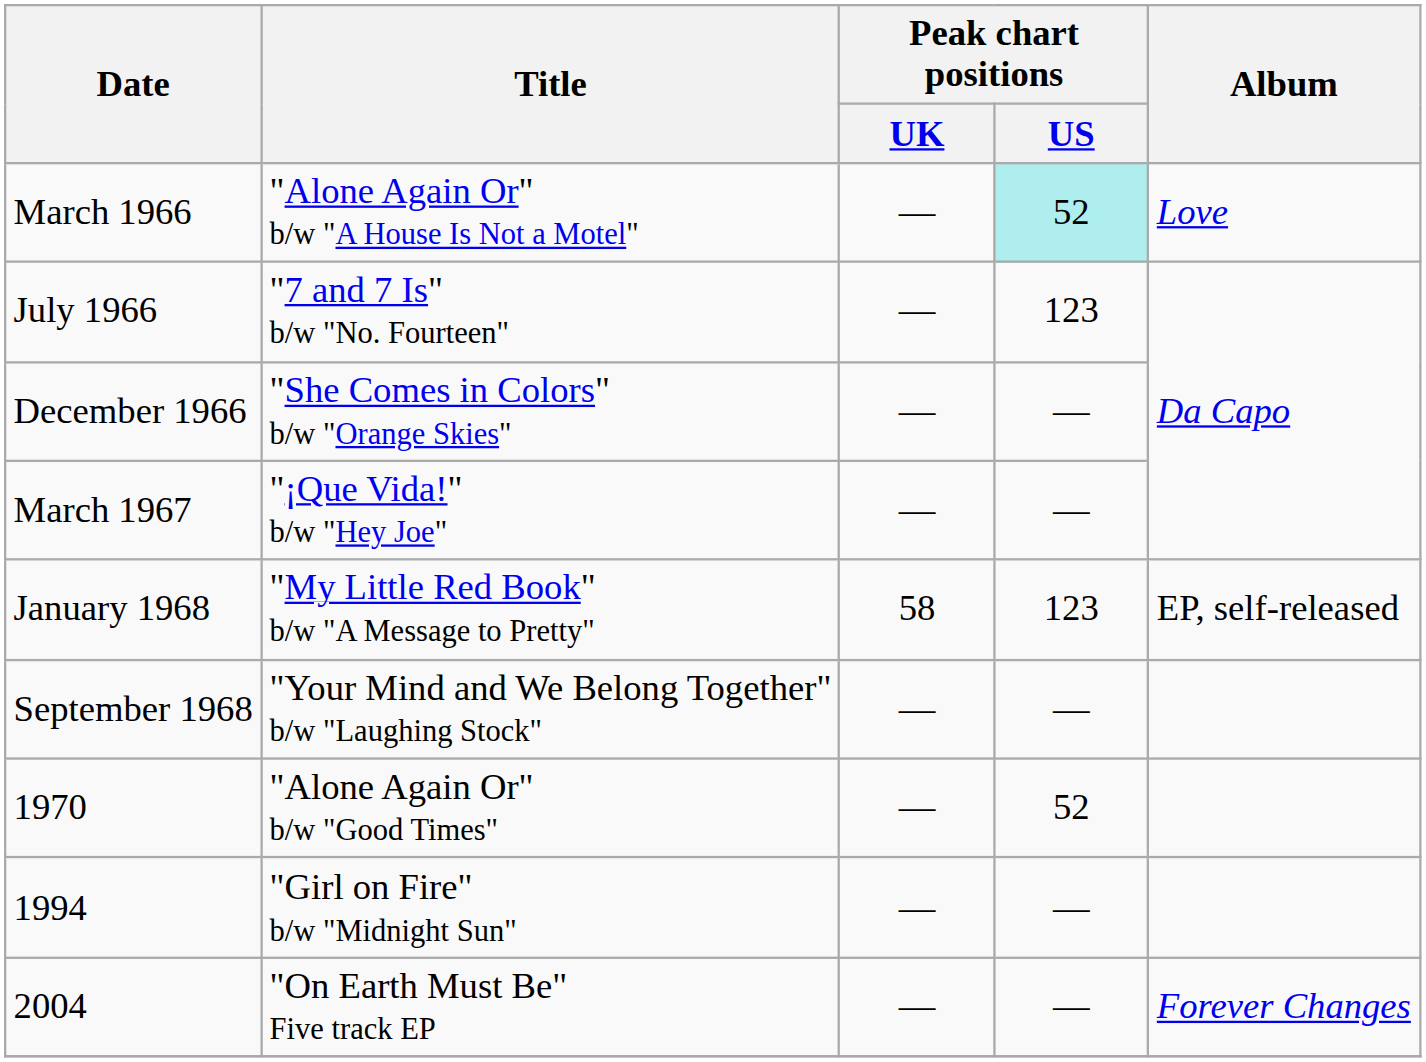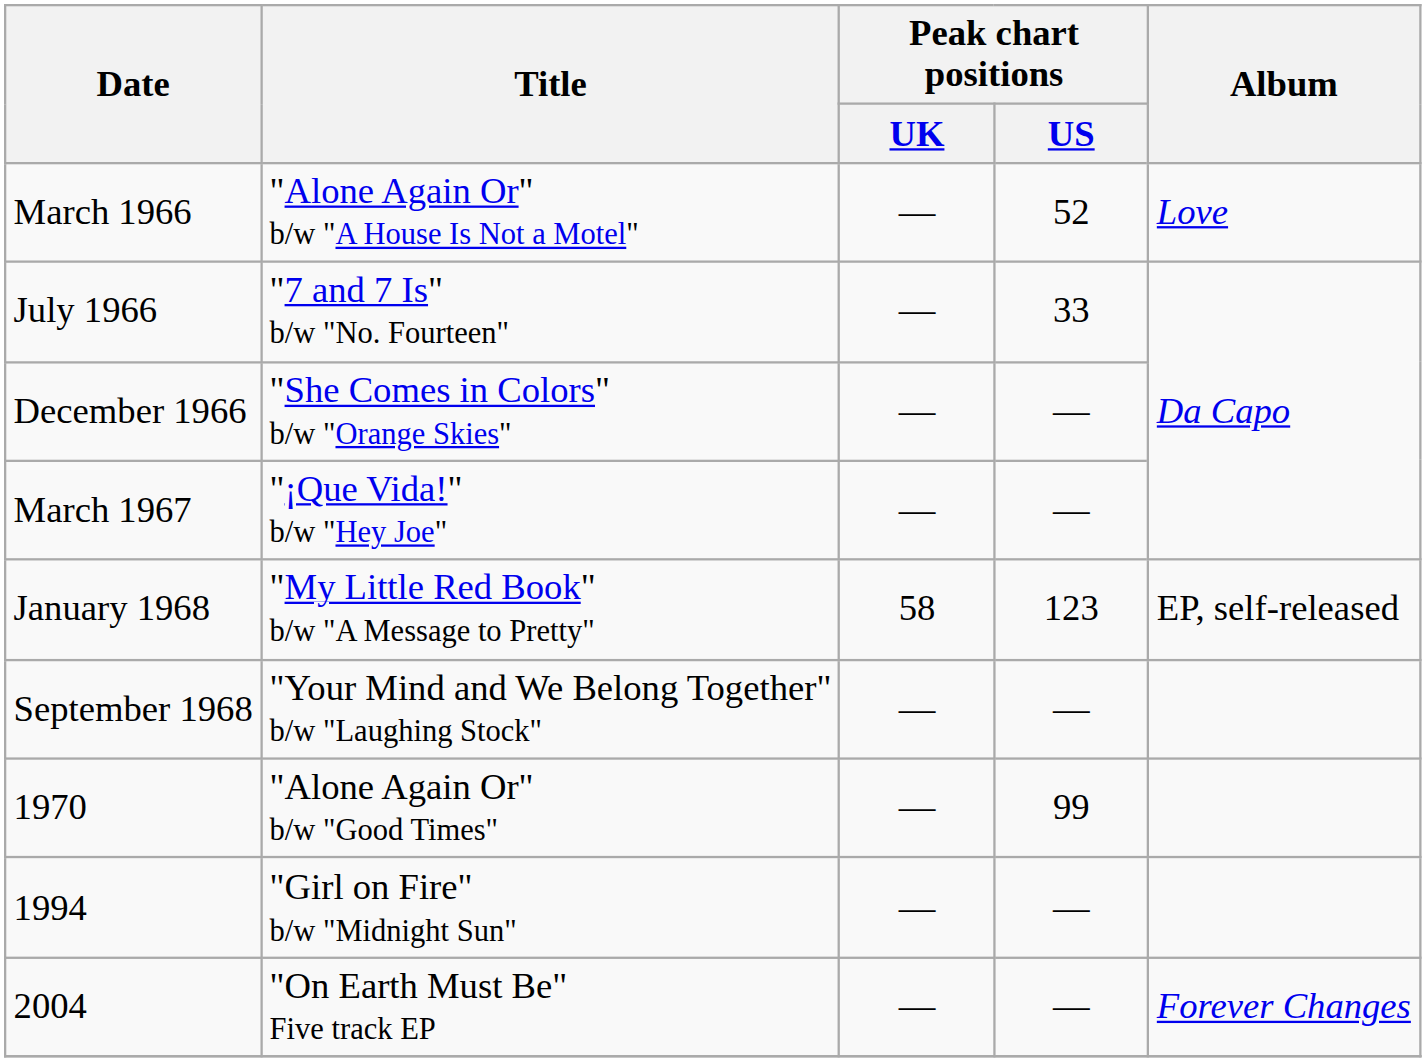(1071, 211) paleturquoise background -> (1071, 211) no background
(1071, 310) 123 -> (1071, 310) 33
(1071, 807) 52 -> (1071, 807) 99
